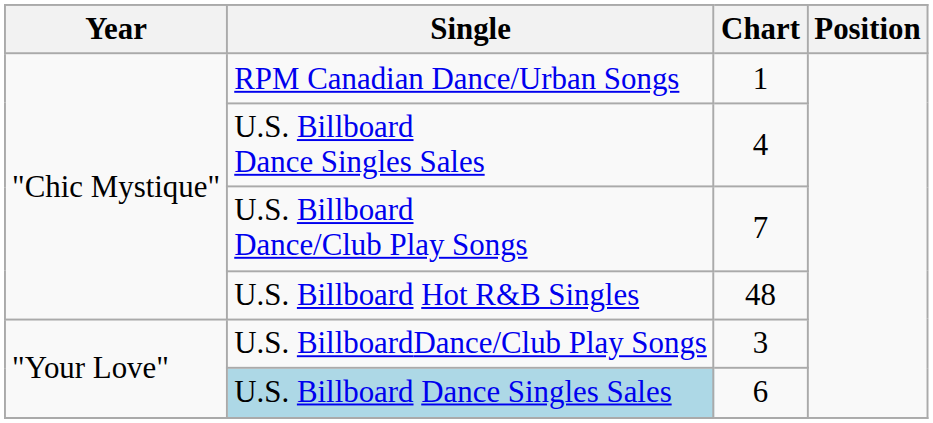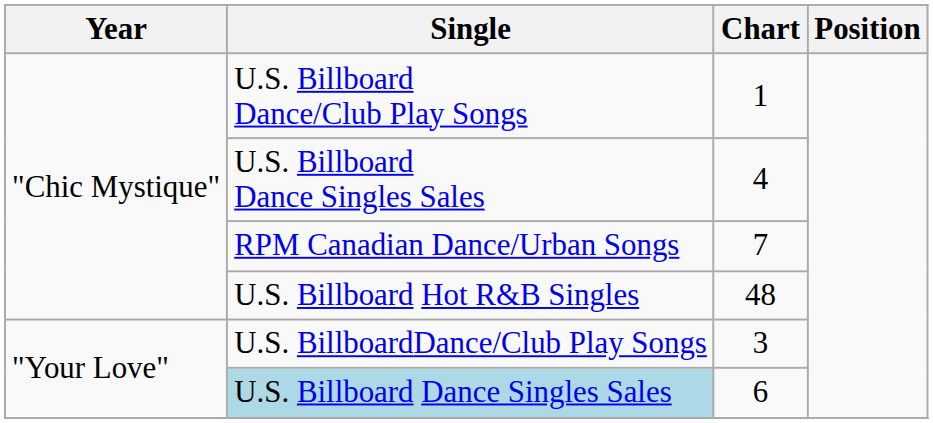(457, 77) RPM Canadian Dance/Urban Songs -> (381, 95) U.S. Billboard Dance/Club Play Songs
(381, 228) U.S. Billboard Dance/Club Play Songs -> (457, 245) RPM Canadian Dance/Urban Songs
